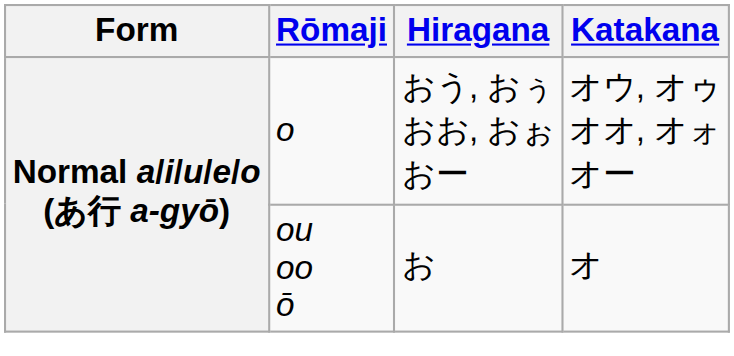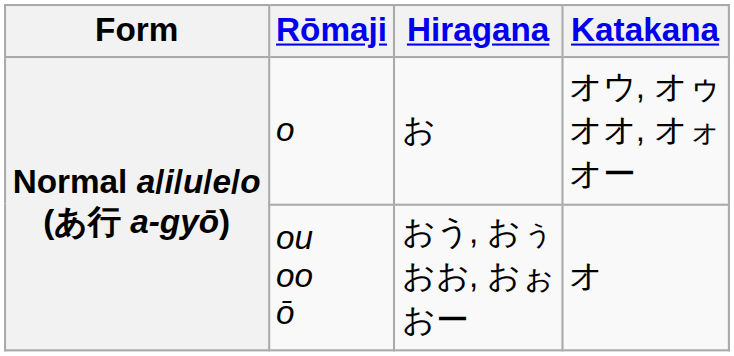(478, 129) おう, おぅ おお, おぉ おー -> (419, 129) お
(419, 266) お -> (478, 275) おう, おぅ おお, おぉ おー
